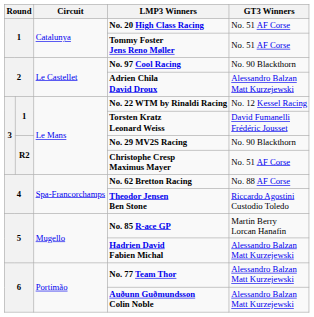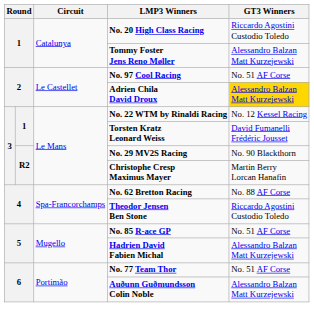(261, 25) No. 51 AF Corse -> (263, 30) Riccardo Agostini Custodio Toledo
(261, 45) No. 51 AF Corse -> (264, 55) Alessandro Balzan Matt Kurzejewski
(264, 64) No. 90 Blackthorn -> (261, 74) No. 51 AF Corse
(264, 84) no background -> (264, 94) gold background
(261, 161) No. 51 AF Corse -> (259, 172) Martin Berry Lorcan Hanafin
(259, 225) Martin Berry Lorcan Hanafin -> (261, 230) No. 51 AF Corse
(264, 274) Alessandro Balzan Matt Kurzejewski -> (261, 269) No. 51 AF Corse
